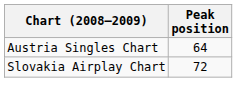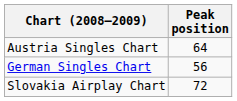+ row: (79, 67)
